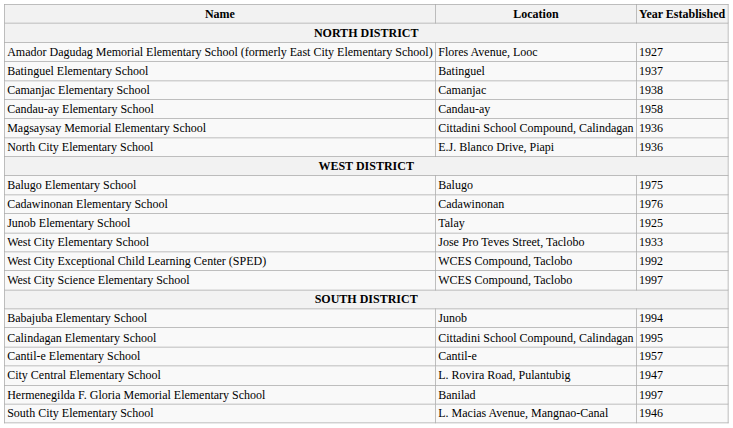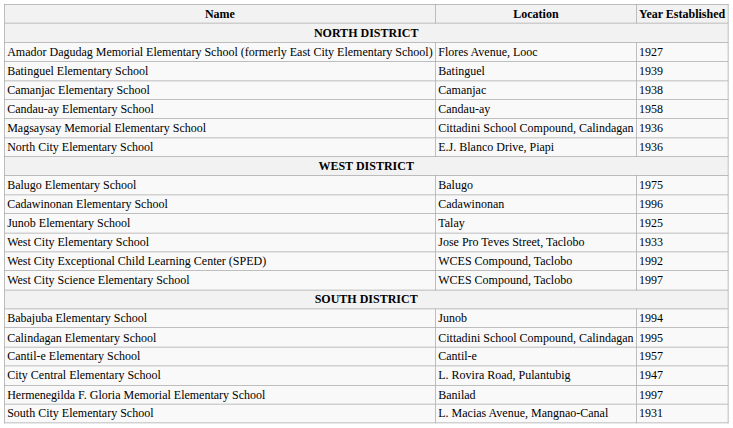(651, 71) 1937 -> (651, 71) 1939
(651, 204) 1976 -> (651, 204) 1996
(651, 413) 1946 -> (651, 413) 1931
